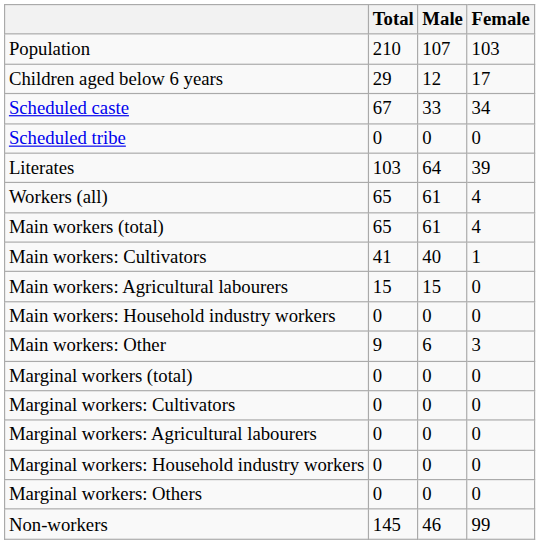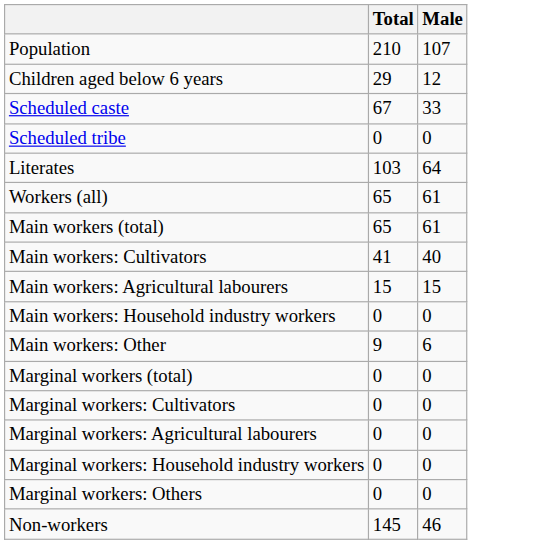- column: (501, 19)
